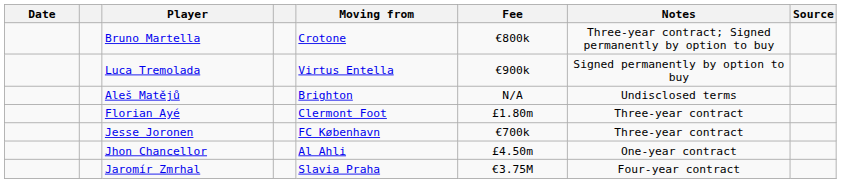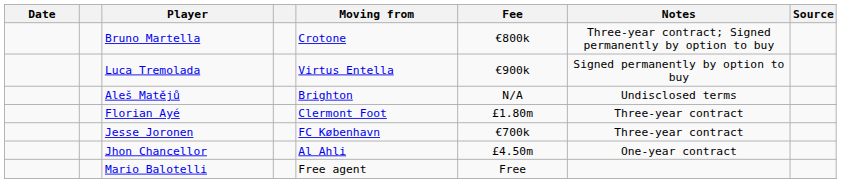- row: (153, 169)
+ row: (156, 169)
